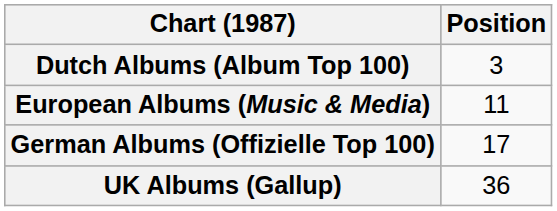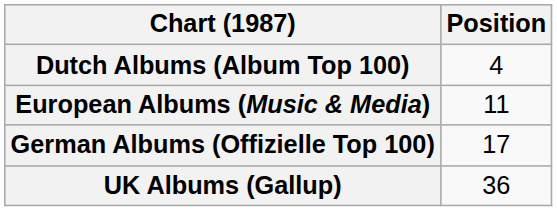(496, 64) 3 -> (496, 64) 4
